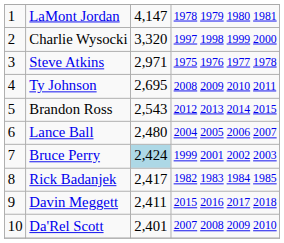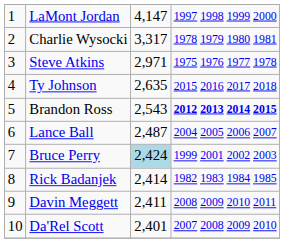(225, 16) 1978 1979 1980 1981 -> (225, 16) 1997 1998 1999 2000
(151, 39) 3,320 -> (151, 39) 3,317
(225, 39) 1997 1998 1999 2000 -> (225, 39) 1978 1979 1980 1981
(151, 86) 2,695 -> (151, 86) 2,635
(225, 86) 2008 2009 2010 2011 -> (225, 86) 2015 2016 2017 2018
(225, 109) normal -> (225, 109) bold
(151, 132) 2,480 -> (151, 132) 2,487
(151, 179) 2,417 -> (151, 179) 2,414
(225, 202) 2015 2016 2017 2018 -> (225, 202) 2008 2009 2010 2011
